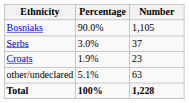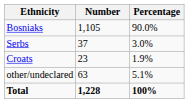columns swapped: (157, 12) <-> (103, 12)
